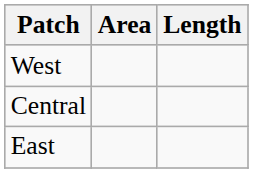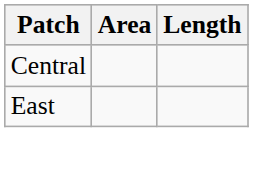- row: (36, 65)
